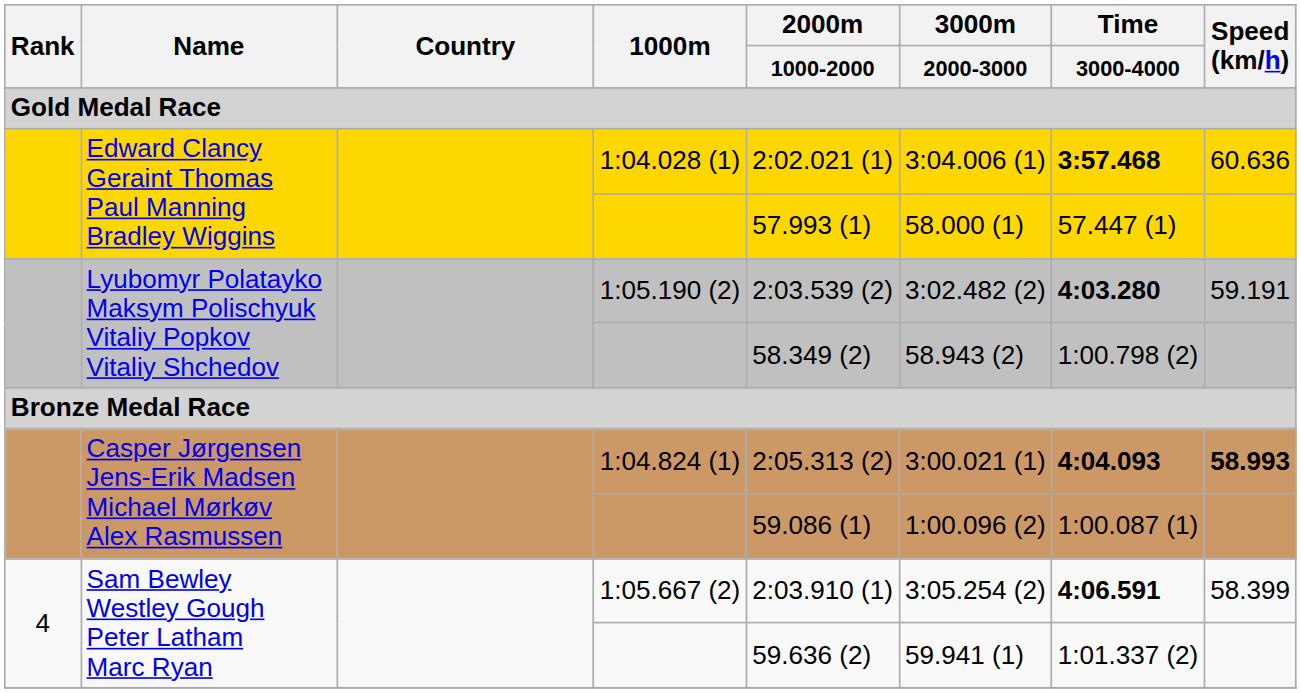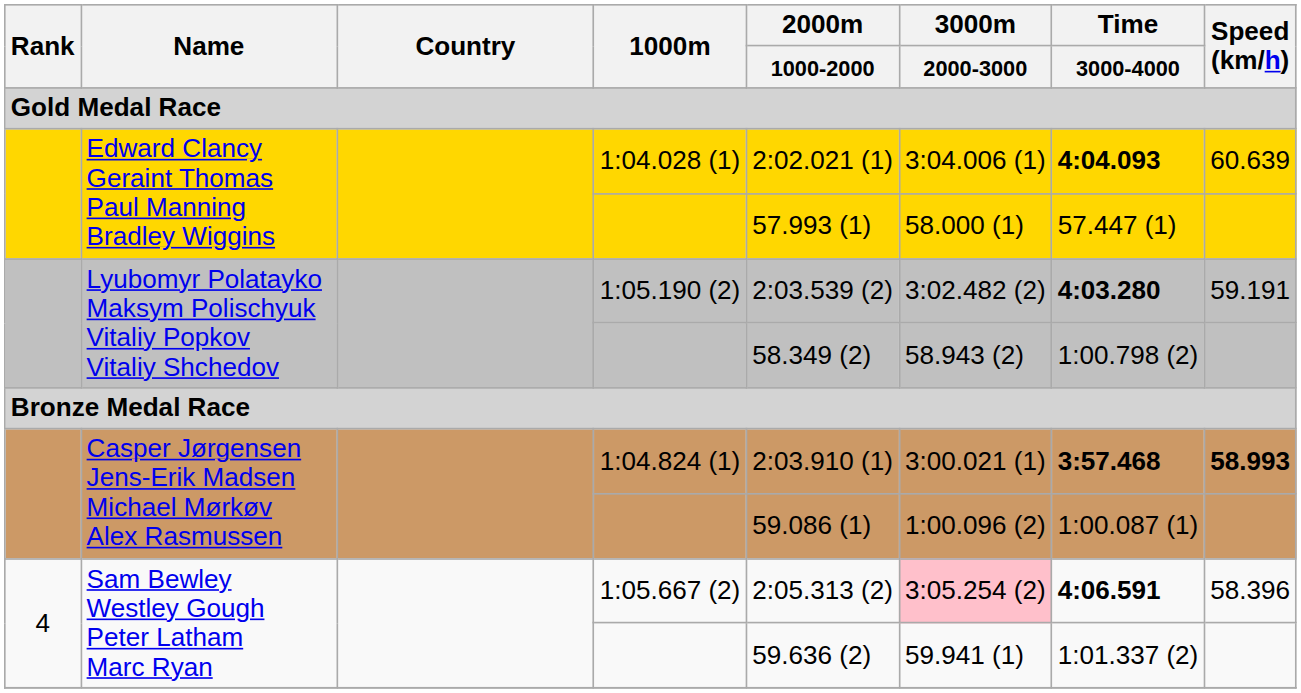(1109, 160) 3:57.468 -> (1109, 160) 4:04.093
(1250, 160) 60.636 -> (1250, 160) 60.639
(823, 461) 2:05.313 (2) -> (823, 461) 2:03.910 (1)
(1109, 461) 4:04.093 -> (1109, 461) 3:57.468
(823, 590) 2:03.910 (1) -> (823, 590) 2:05.313 (2)
(975, 590) no background -> (975, 590) pink background
(1250, 590) 58.399 -> (1250, 590) 58.396
